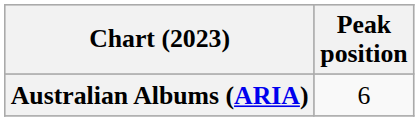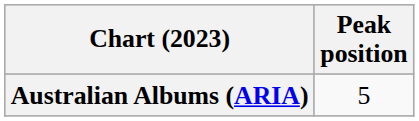(364, 94) 6 -> (364, 94) 5
